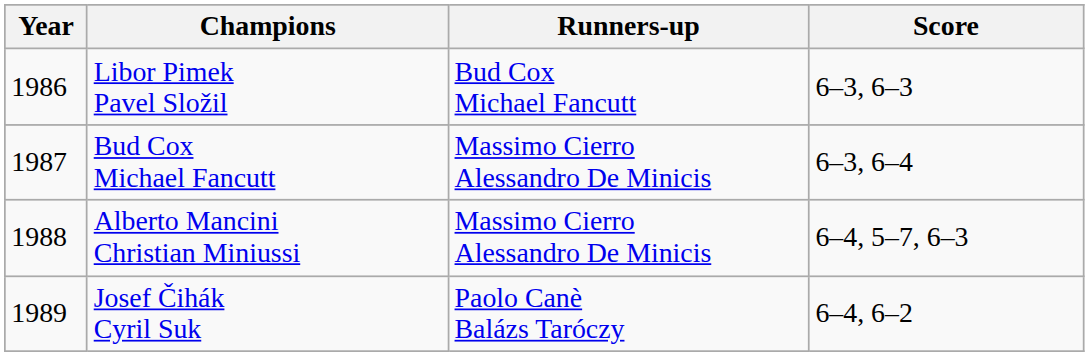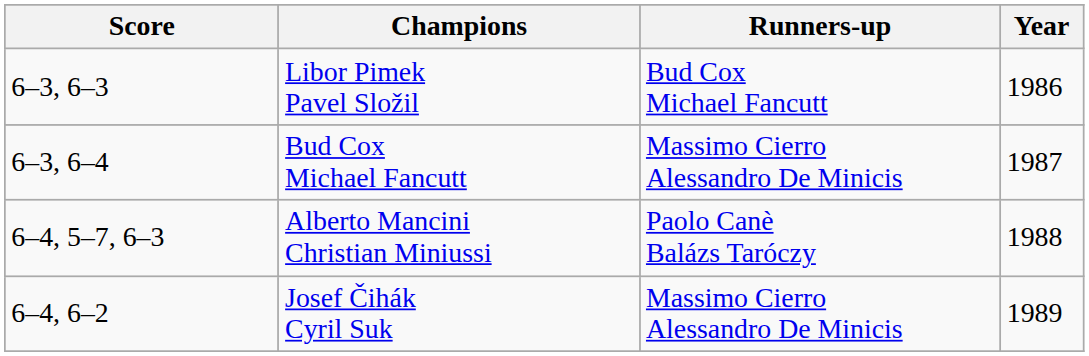columns swapped: (46, 26) <-> (946, 26)
(583, 237) Massimo Cierro Alessandro De Minicis -> (731, 237) Paolo Canè Balázs Taróczy
(540, 312) Paolo Canè Balázs Taróczy -> (774, 312) Massimo Cierro Alessandro De Minicis
